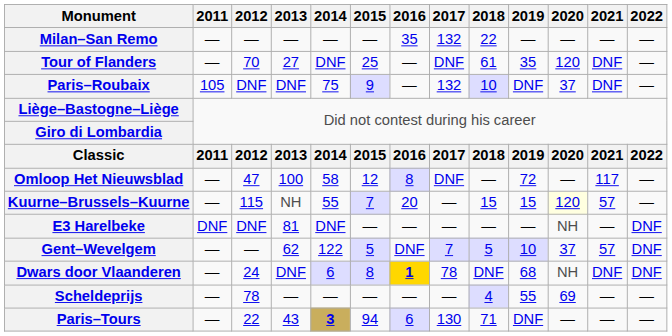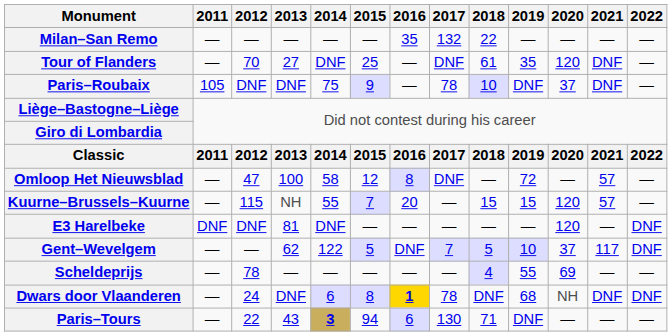(449, 86) 132 -> (449, 86) 78
(607, 179) 117 -> (607, 179) 57
(568, 202) lightyellow background -> (568, 202) no background
(568, 226) NH -> (568, 226) 120
(607, 249) 57 -> (607, 249) 117
rows swapped: (99, 272) <-> (99, 296)
